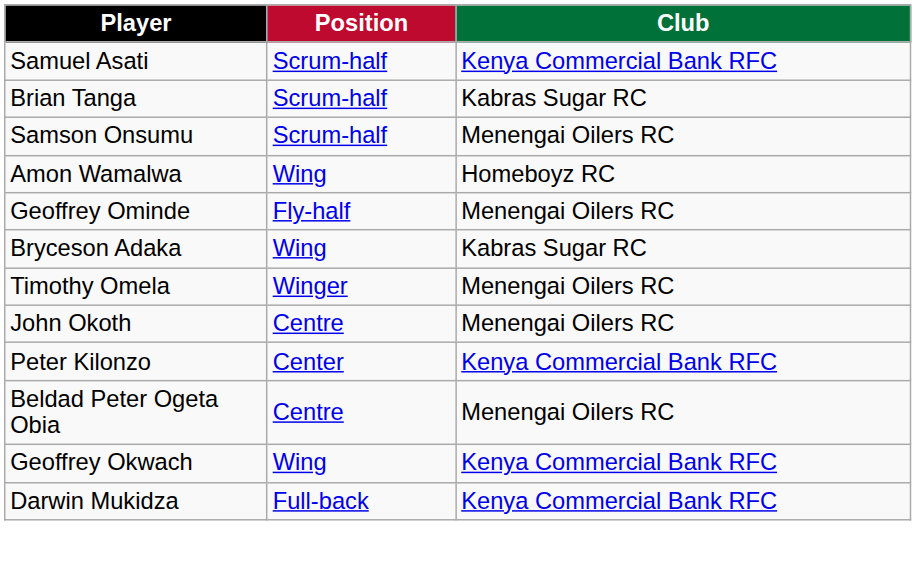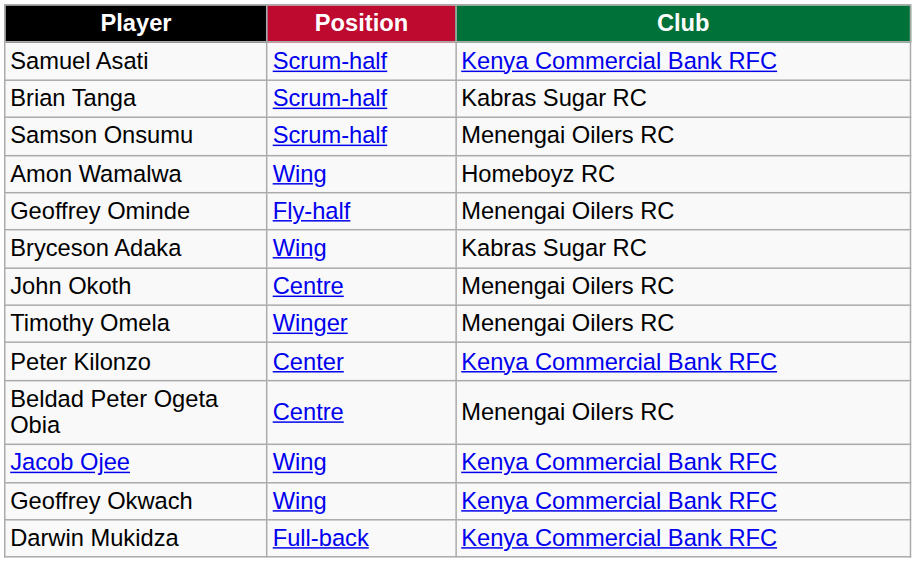rows swapped: (90, 286) <-> (71, 323)
+ row: (70, 463)
